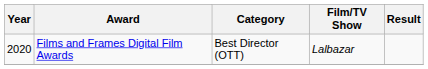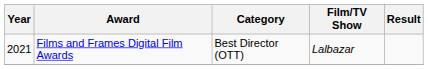(19, 49) 2020 -> (19, 49) 2021
